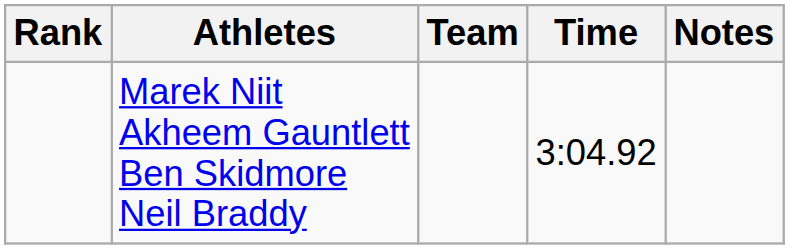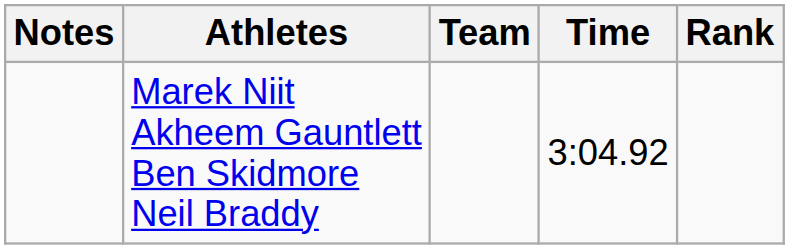columns swapped: (58, 33) <-> (724, 33)
